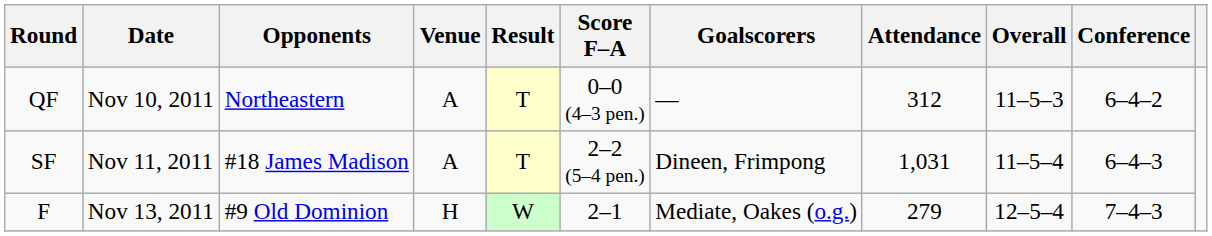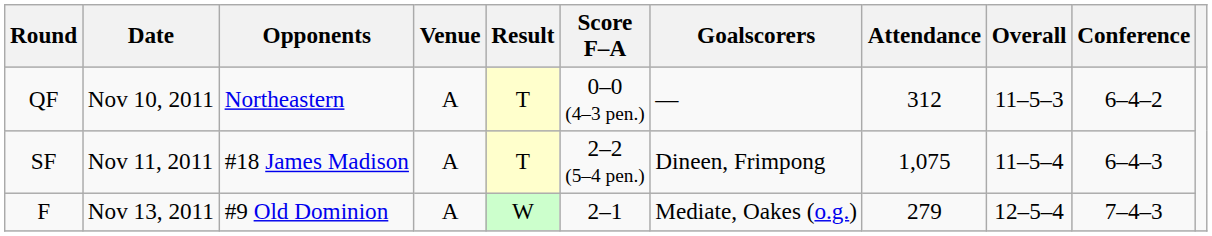(924, 161) 1,031 -> (924, 161) 1,075
(450, 211) H -> (450, 211) A
